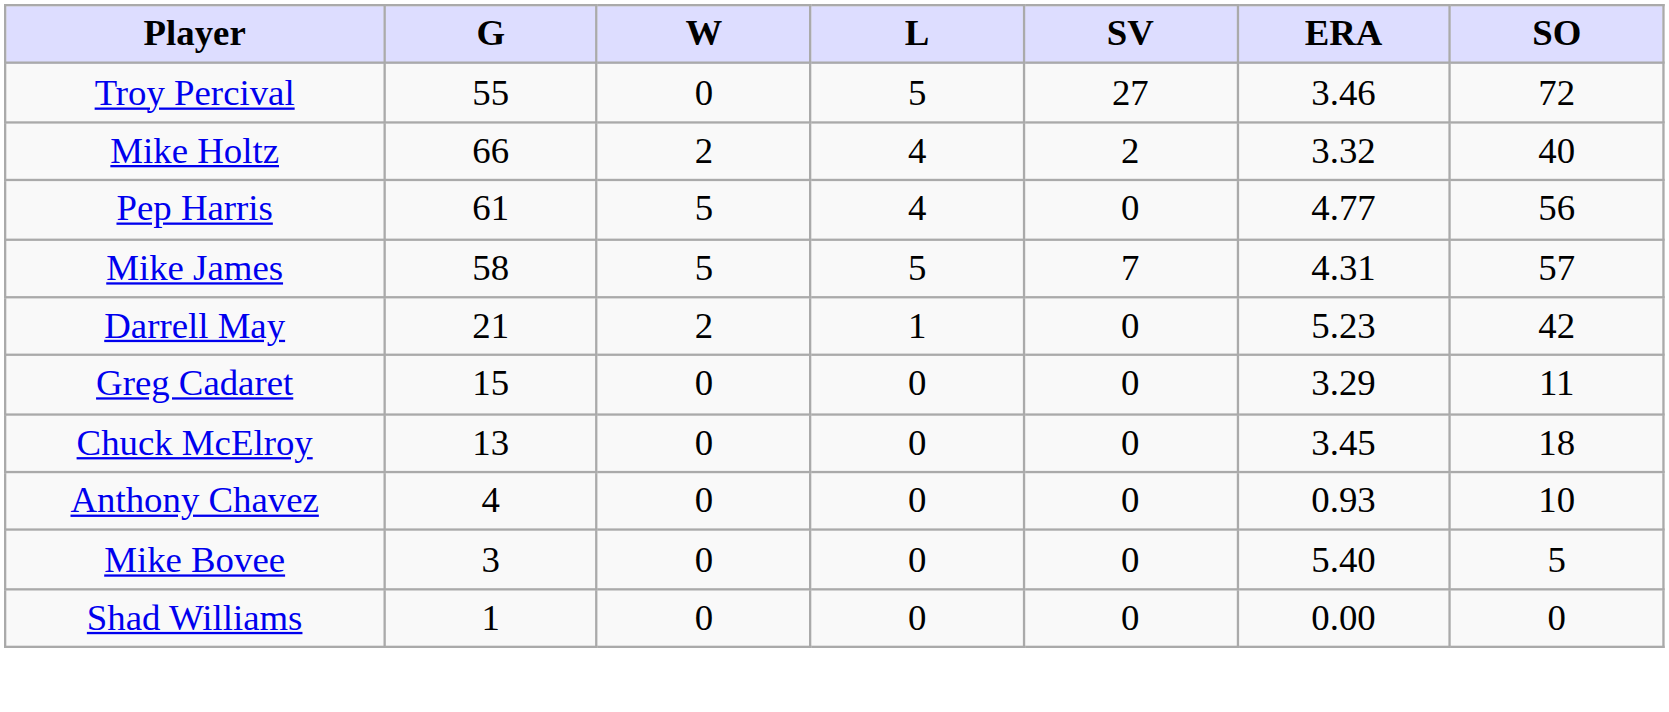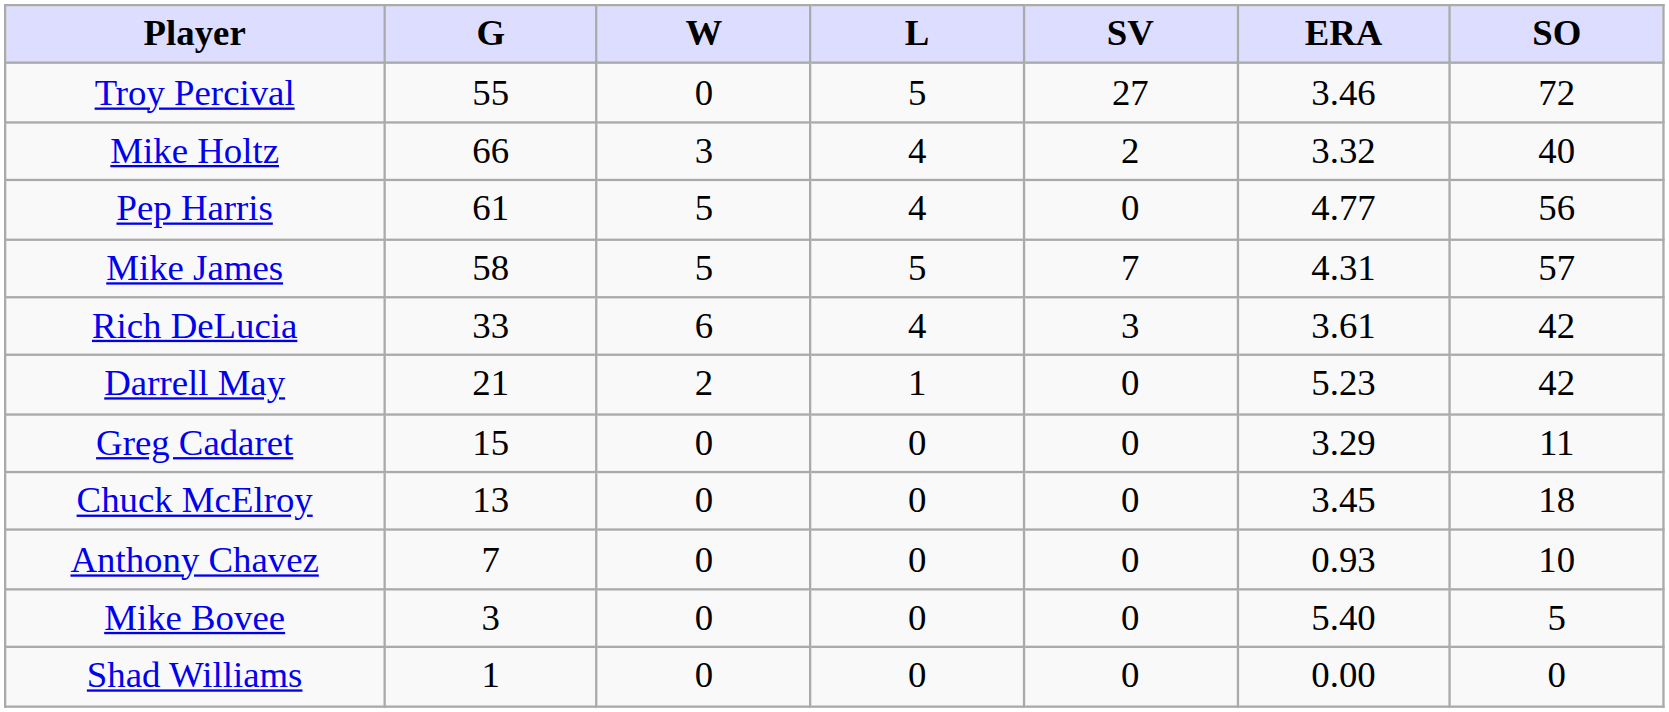(704, 150) 2 -> (704, 150) 3
+ row: (195, 325)
(491, 500) 4 -> (491, 558) 7
